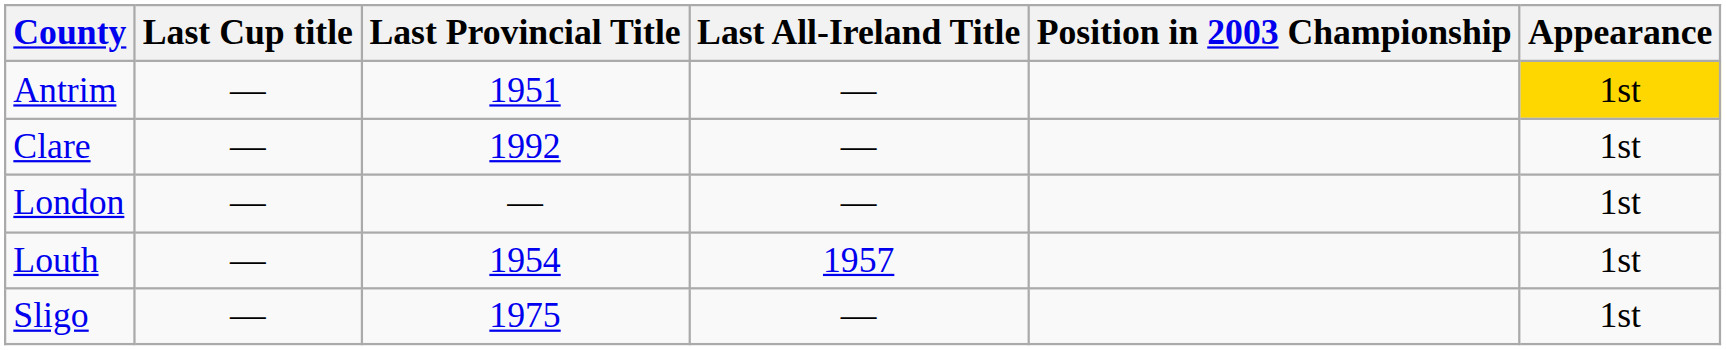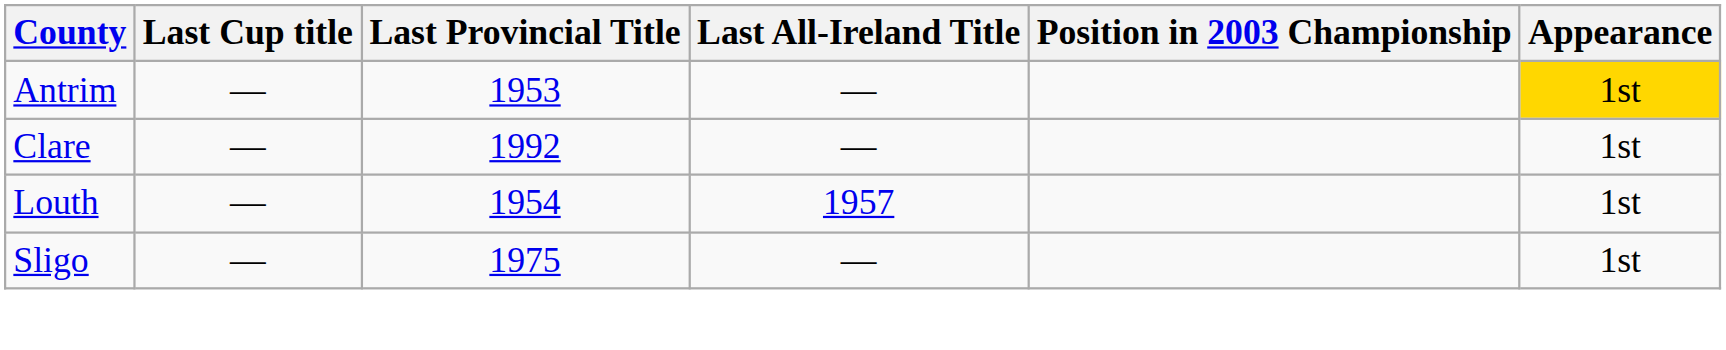(525, 89) 1951 -> (525, 89) 1953
- row: (69, 202)
